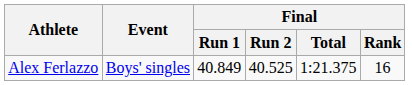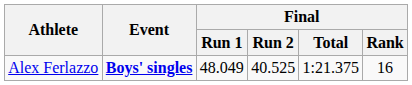(148, 67) normal -> (149, 67) bold
(219, 67) 40.849 -> (222, 67) 48.049
